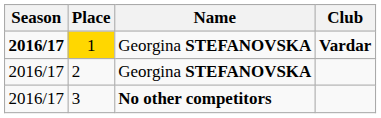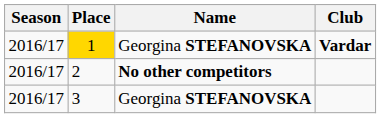(36, 44) bold -> (36, 44) normal
(215, 71) Georgina STEFANOVSKA -> (195, 71) No other competitors
(195, 98) No other competitors -> (215, 98) Georgina STEFANOVSKA
